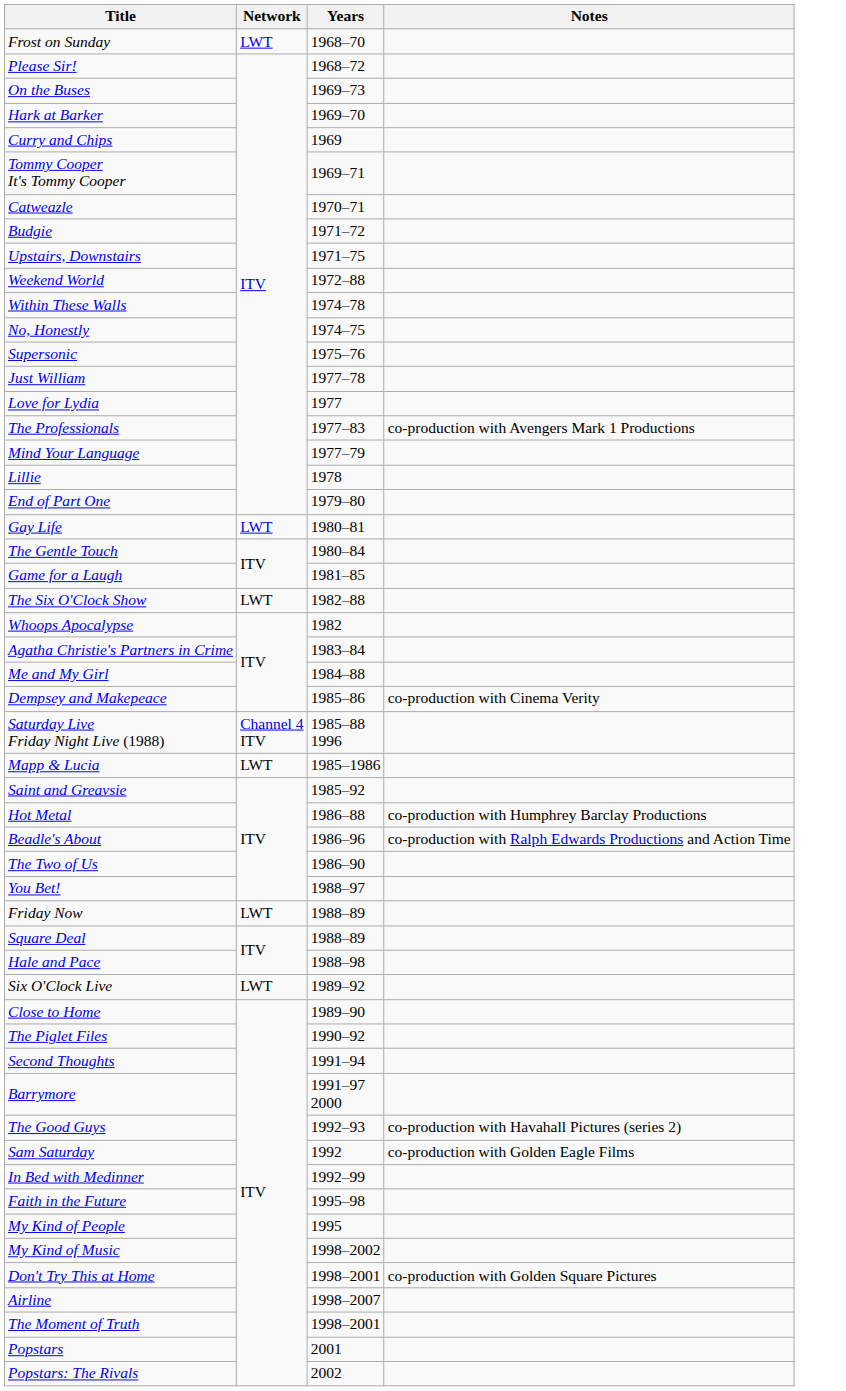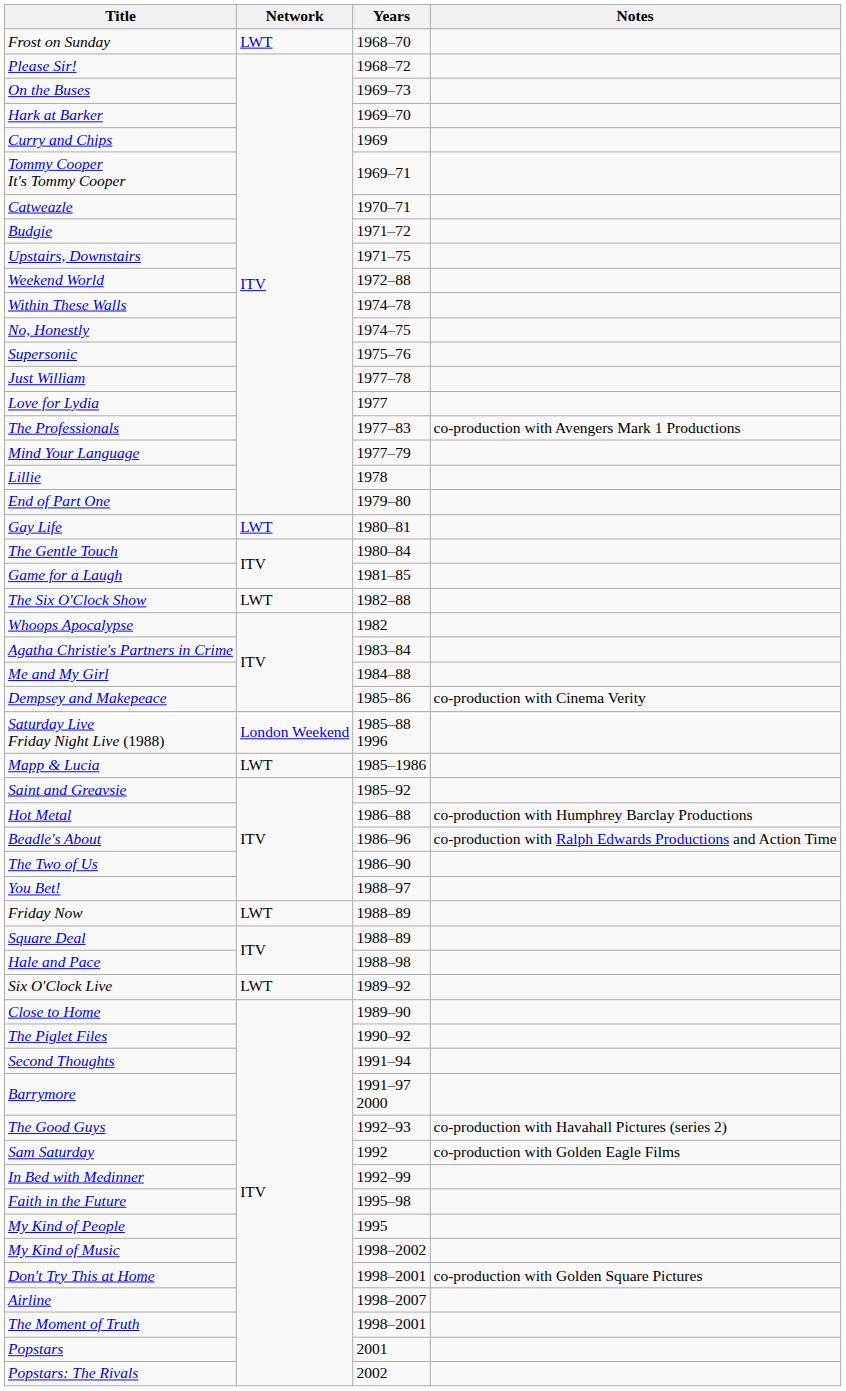(272, 732) Channel 4 ITV -> (295, 732) London Weekend
